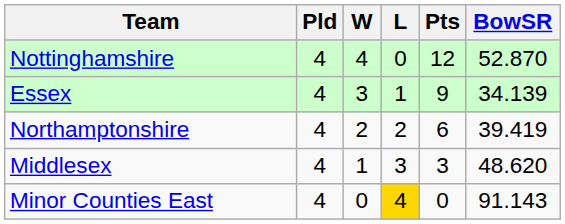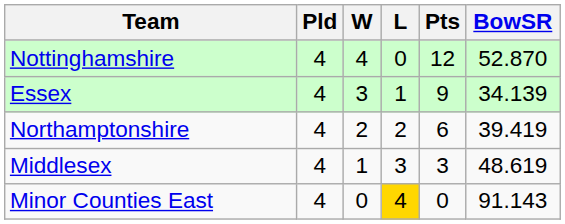(513, 165) 48.620 -> (513, 165) 48.619
